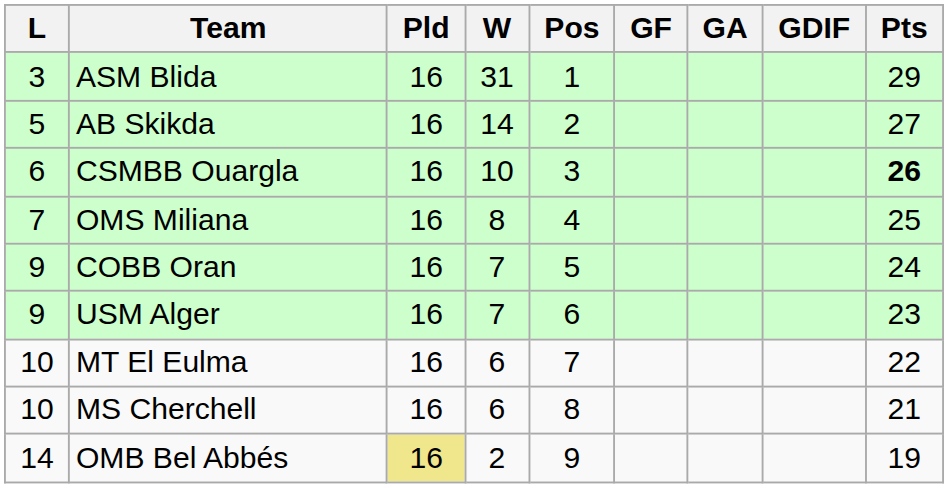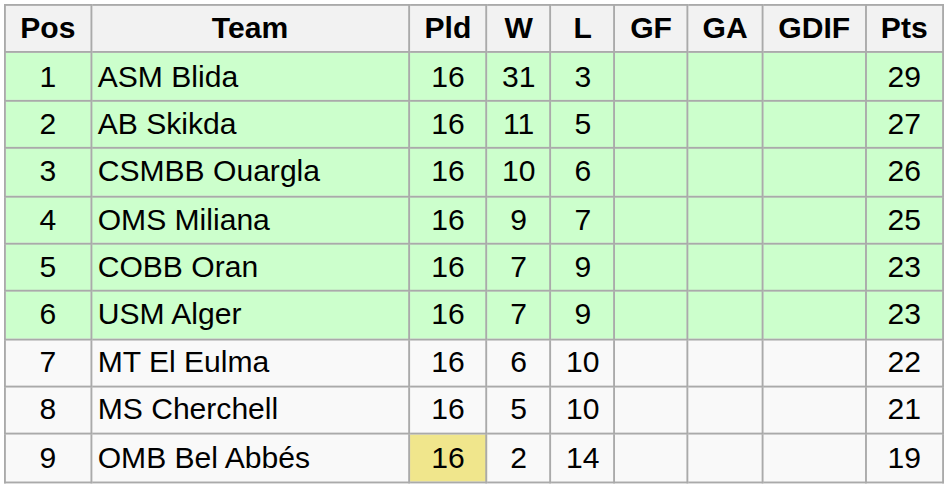columns swapped: (572, 28) <-> (37, 28)
(497, 123) 14 -> (519, 123) 11
(904, 171) bold -> (904, 171) normal
(497, 219) 8 -> (519, 219) 9
(904, 266) 24 -> (904, 266) 23
(497, 409) 6 -> (519, 409) 5
